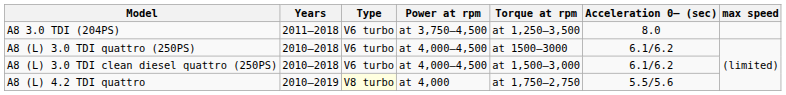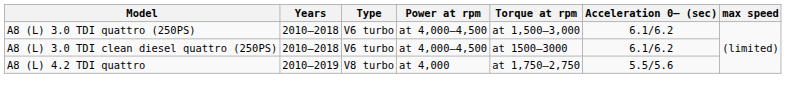- row: (63, 30)
(530, 47) at 1500–3000 -> (536, 30) at 1,500–3,000
(536, 65) at 1,500–3,000 -> (530, 47) at 1500–3000
(369, 82) lightyellow background -> (369, 65) no background
